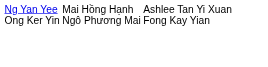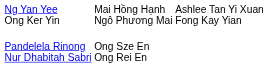+ row: (48, 52)
